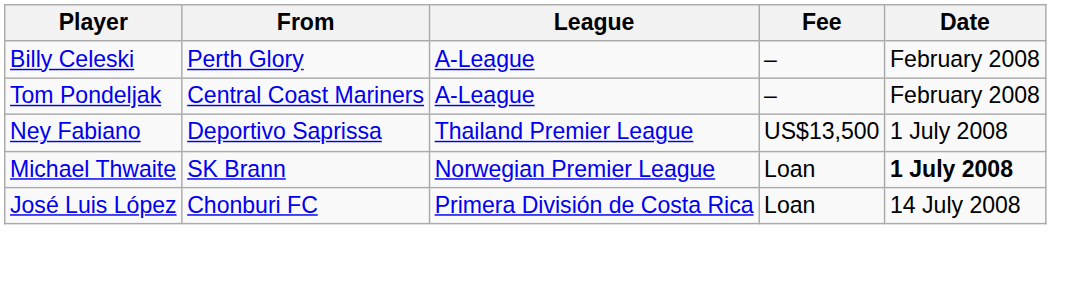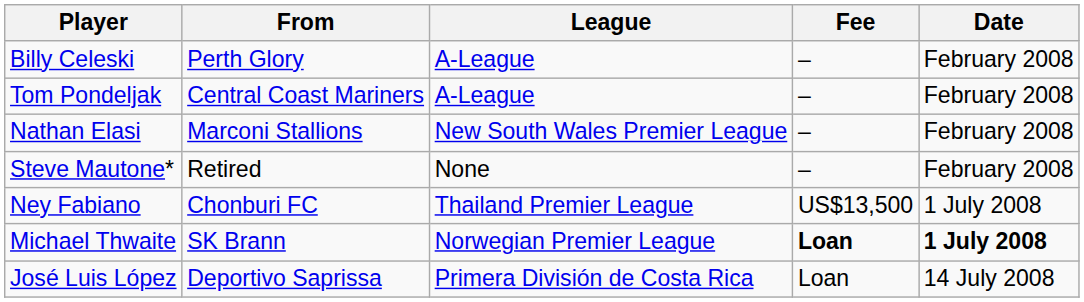+ row: (75, 132)
+ row: (92, 168)
(284, 132) Deportivo Saprissa -> (252, 205) Chonburi FC
(790, 168) normal -> (825, 242) bold
(252, 205) Chonburi FC -> (284, 278) Deportivo Saprissa
